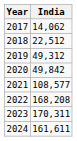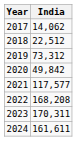(49, 56) 49,312 -> (49, 56) 73,312
(51, 85) 108,577 -> (51, 85) 117,577
